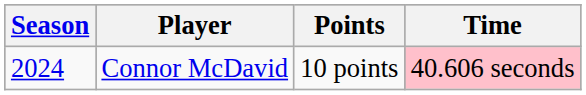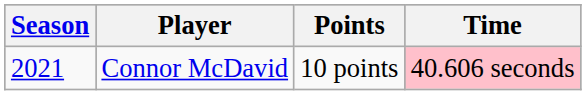(38, 67) 2024 -> (38, 67) 2021
